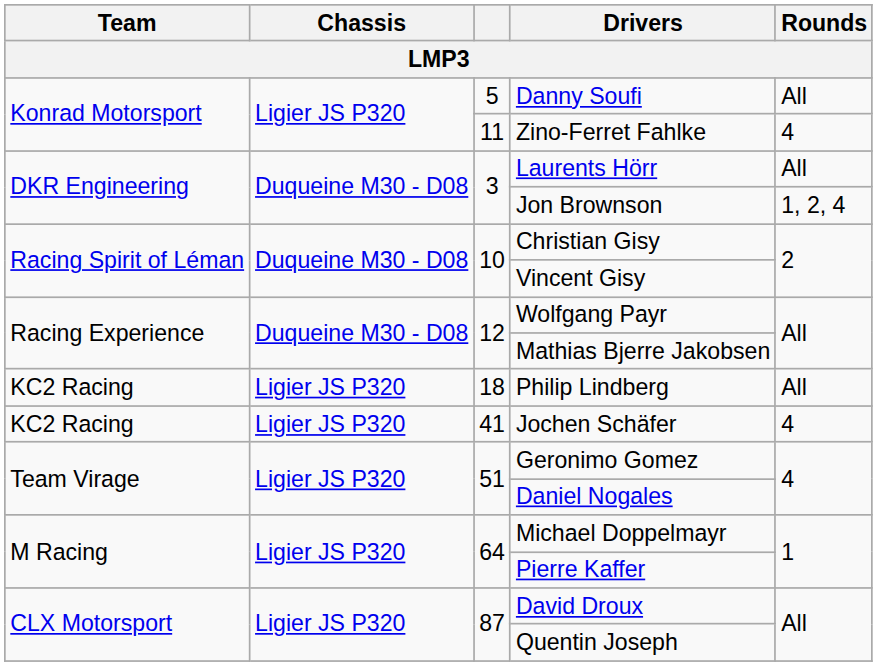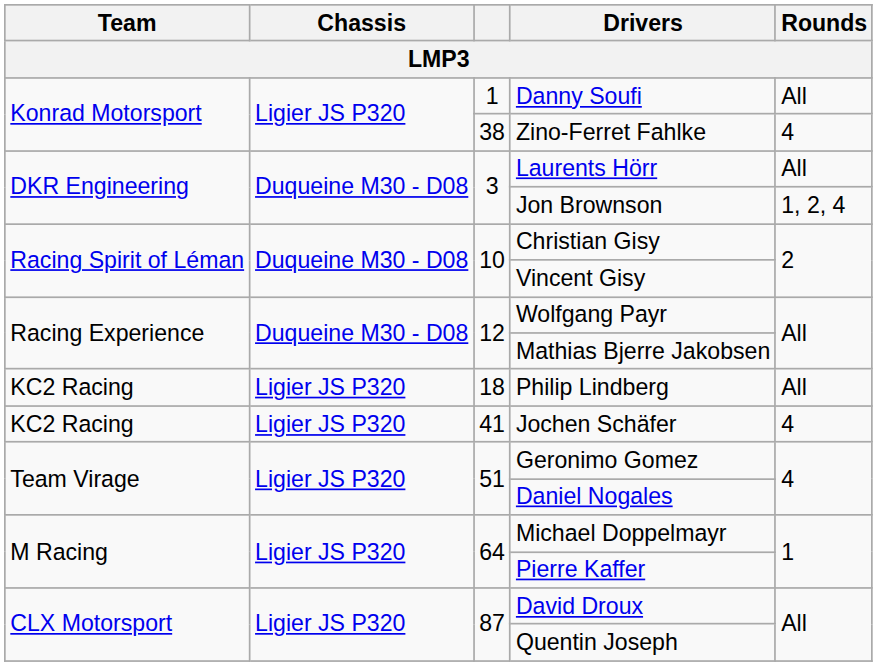(492, 96) 5 -> (492, 96) 1
(492, 132) 11 -> (492, 132) 38
